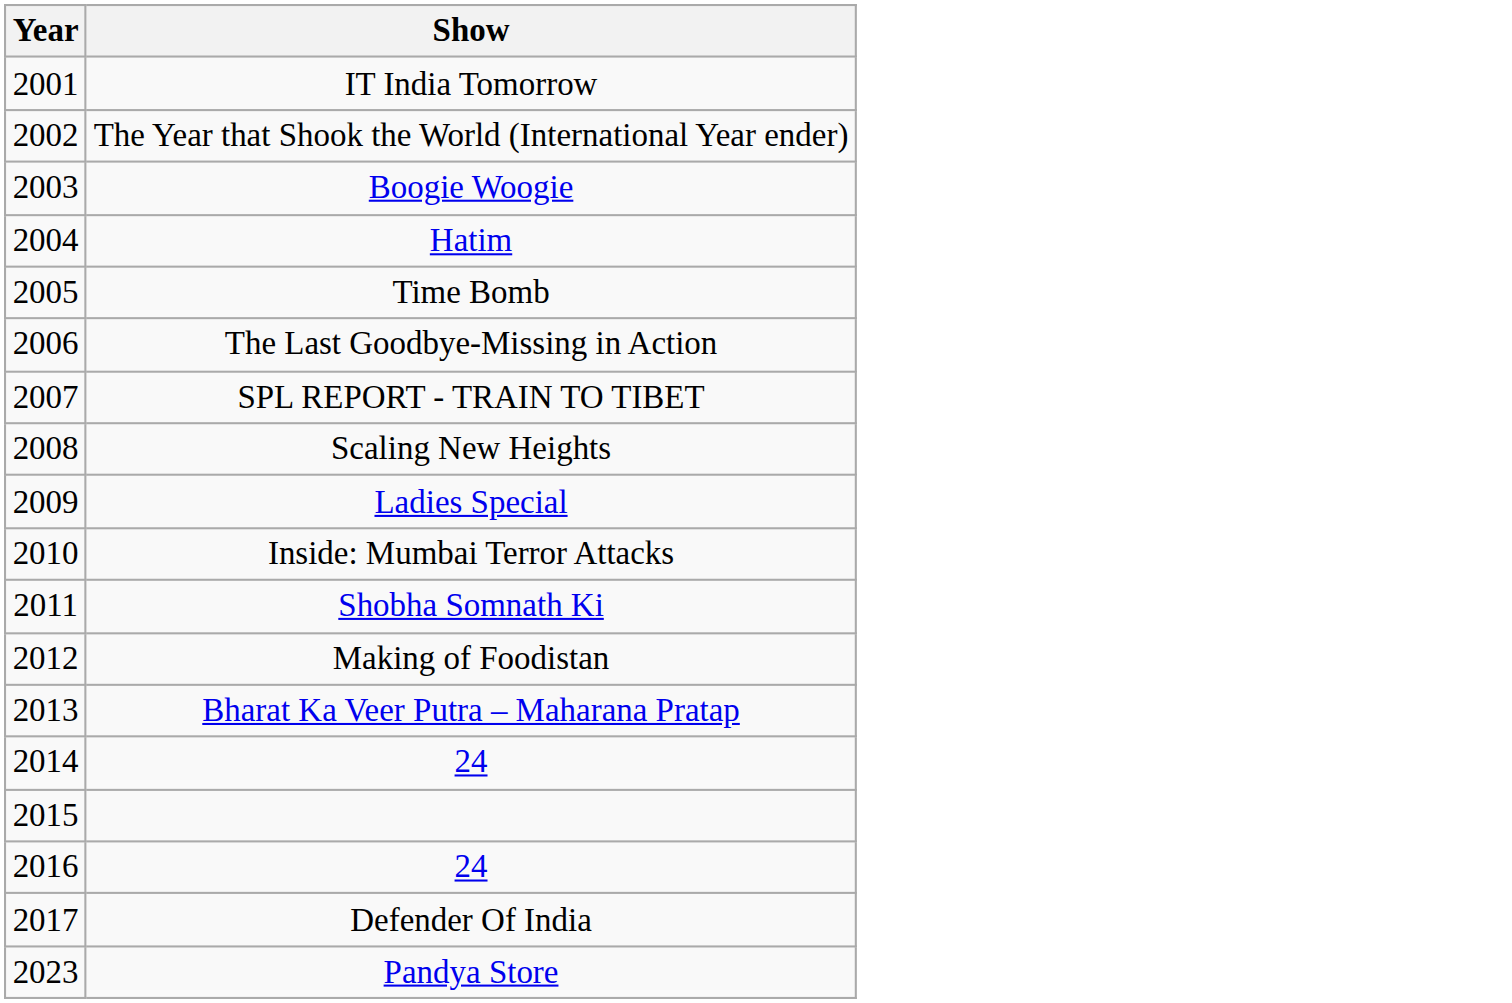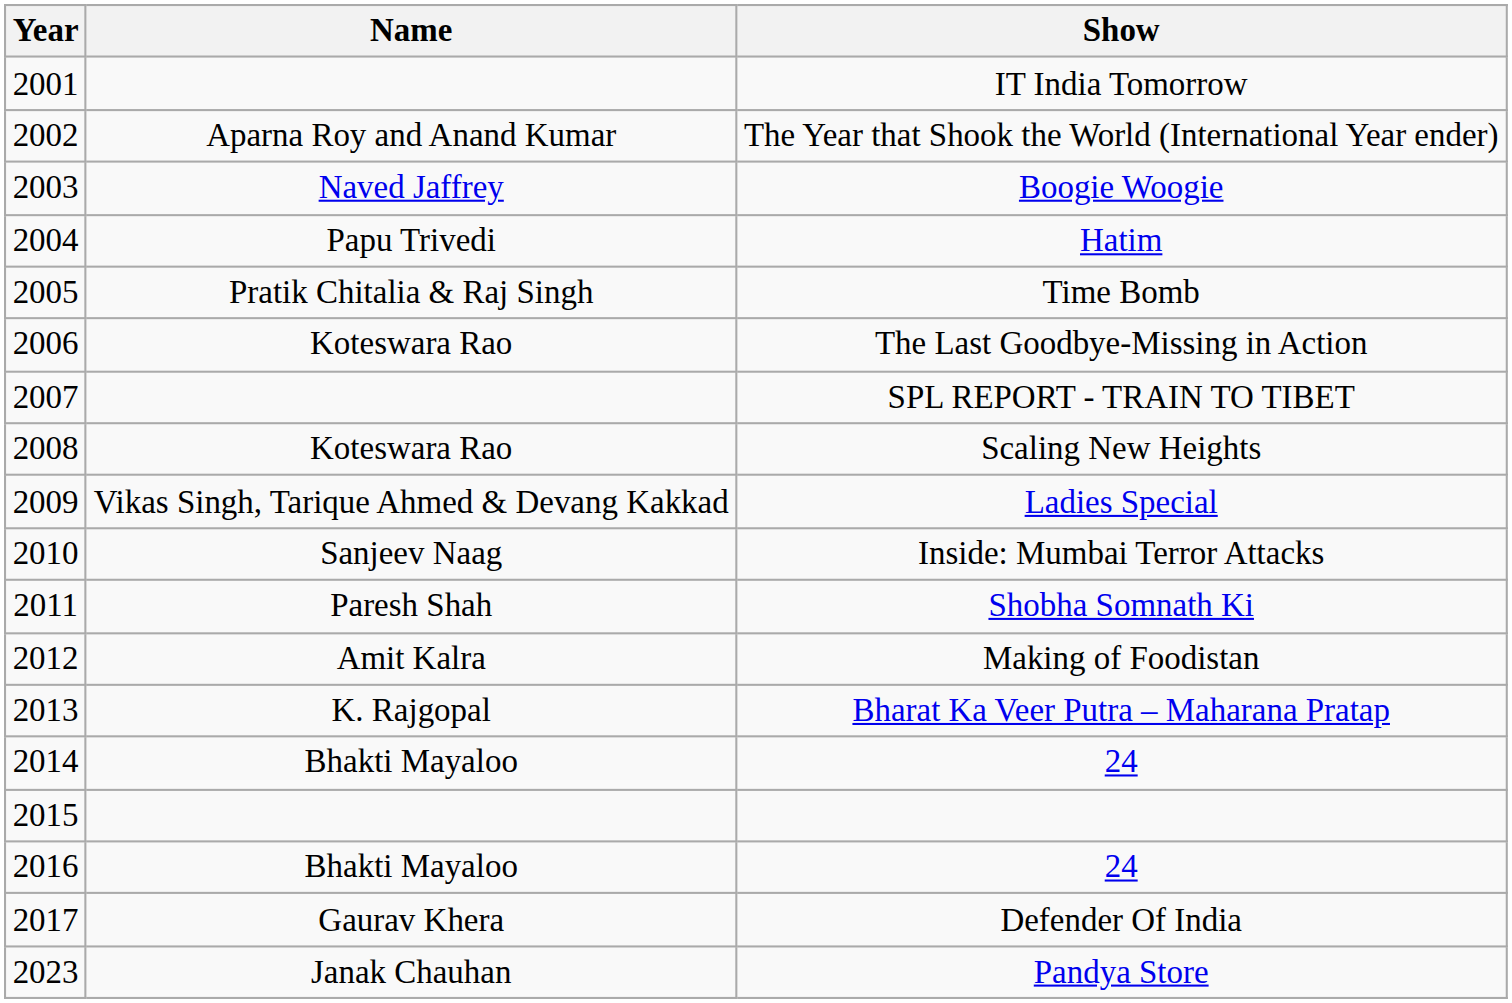+ column: (411, 30)
